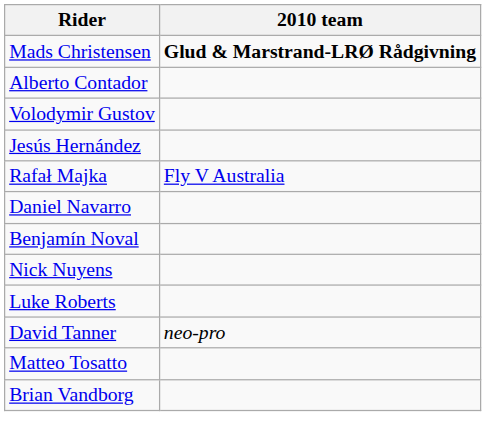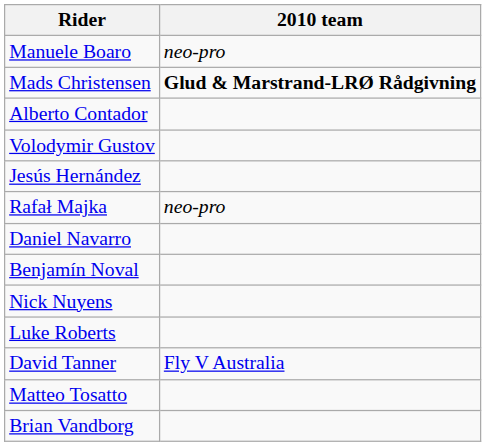+ row: (70, 51)
(224, 176) Fly V Australia -> (195, 207) neo-pro
(195, 332) neo-pro -> (224, 363) Fly V Australia
